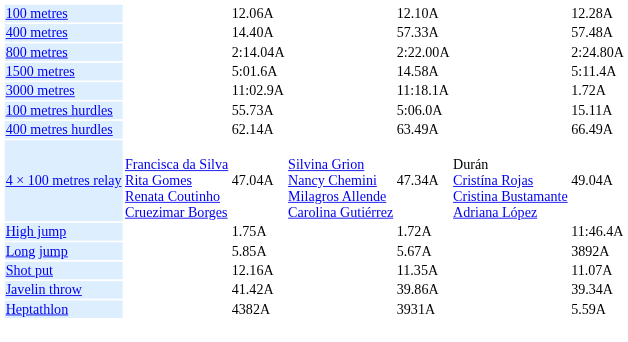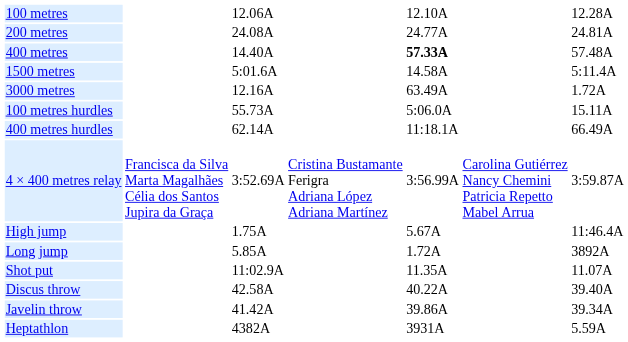+ row: (37, 32)
(418, 32) normal -> (427, 52) bold
- row: (37, 52)
(258, 91) 11:02.9A -> (253, 91) 12.16A
(423, 91) 11:18.1A -> (427, 91) 63.49A
(418, 129) 63.49A -> (432, 129) 11:18.1A
- row: (64, 180)
+ row: (64, 180)
(414, 231) 1.72A -> (424, 231) 5.67A
(414, 251) 5.67A -> (424, 251) 1.72A
(253, 270) 12.16A -> (258, 270) 11:02.9A
+ row: (43, 289)
